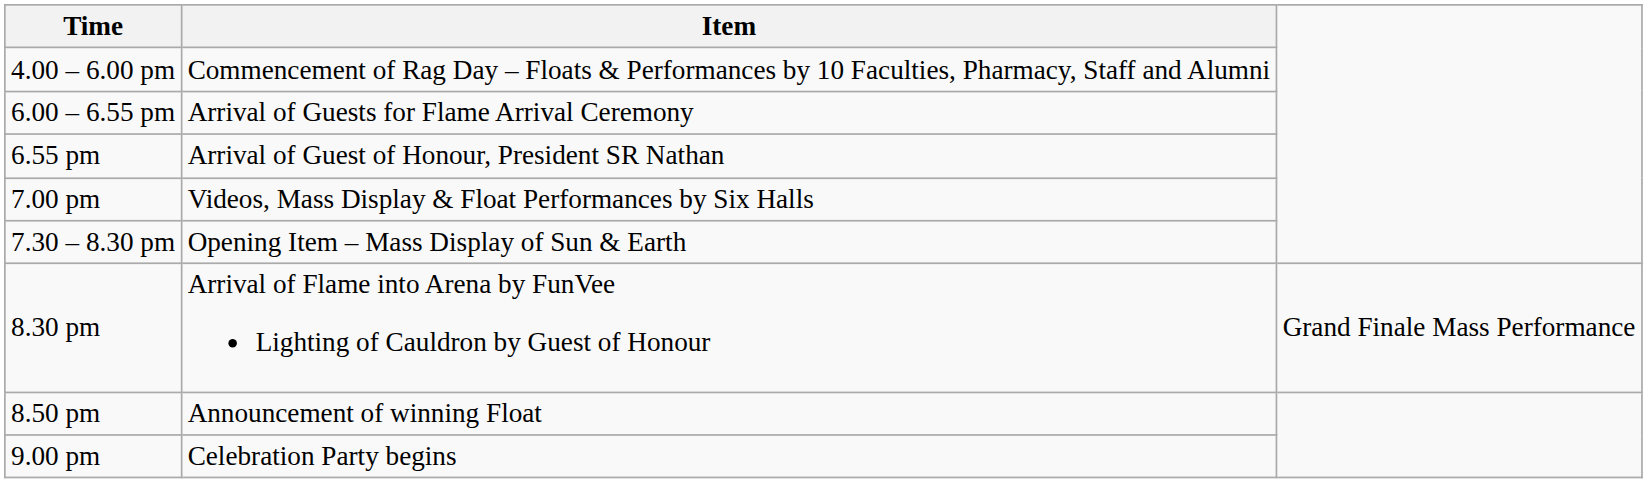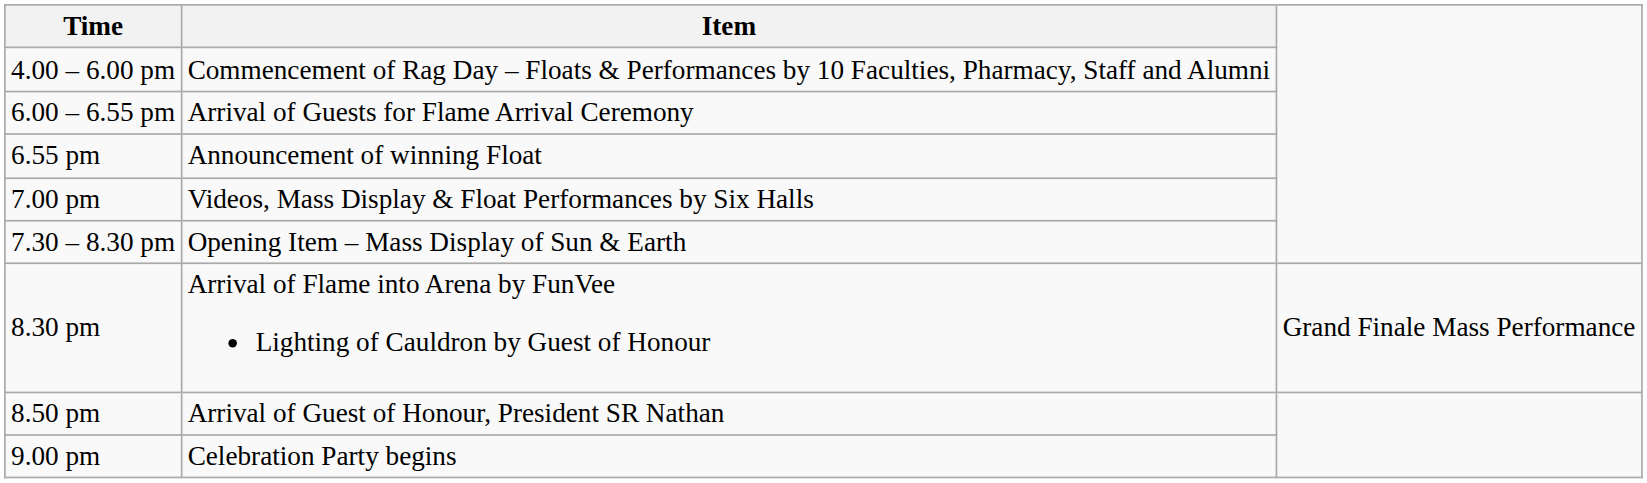(456, 155) Arrival of Guest of Honour, President SR Nathan -> (365, 155) Announcement of winning Float
(365, 413) Announcement of winning Float -> (456, 413) Arrival of Guest of Honour, President SR Nathan
